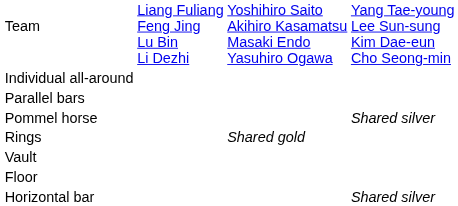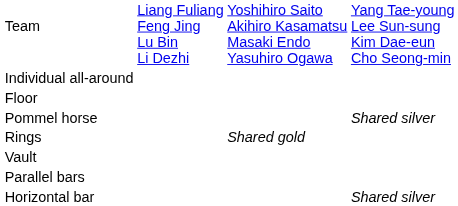rows swapped: (21, 177) <-> (45, 98)
